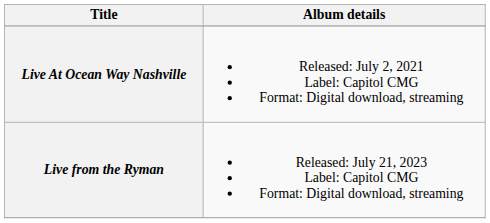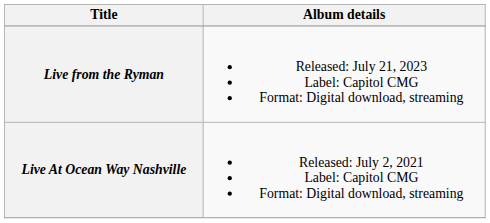rows swapped: (104, 74) <-> (104, 169)
